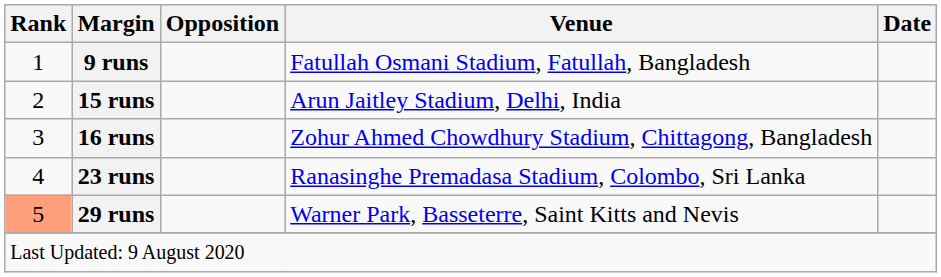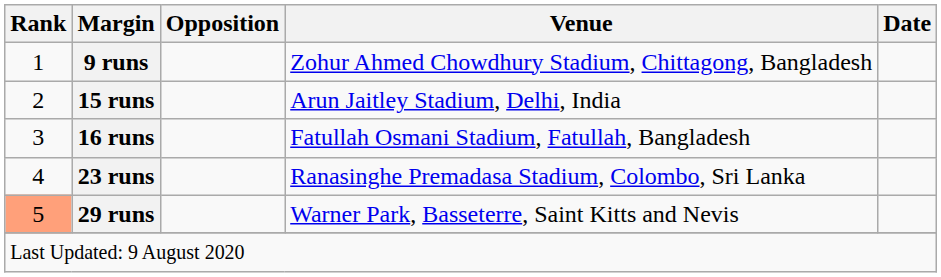(520, 61) Fatullah Osmani Stadium, Fatullah, Bangladesh -> (581, 61) Zohur Ahmed Chowdhury Stadium, Chittagong, Bangladesh
(581, 137) Zohur Ahmed Chowdhury Stadium, Chittagong, Bangladesh -> (520, 137) Fatullah Osmani Stadium, Fatullah, Bangladesh
